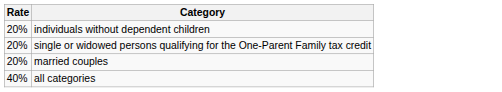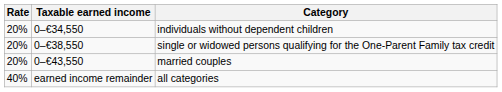+ column: (93, 12)
